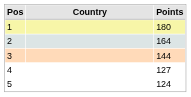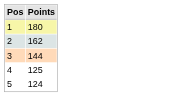- column: (90, 12)
(164, 41) 164 -> (35, 41) 162
(164, 70) 127 -> (35, 70) 125
